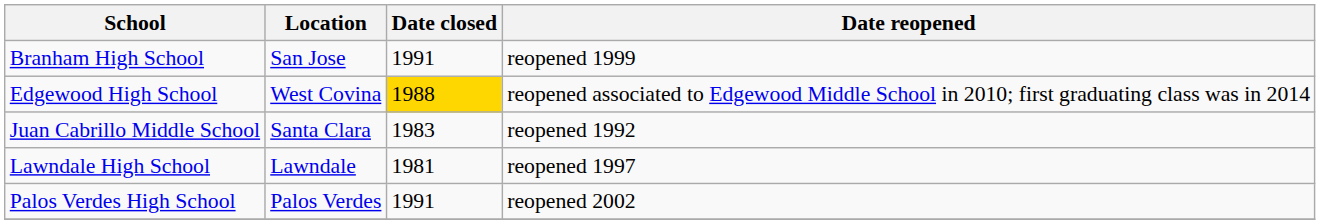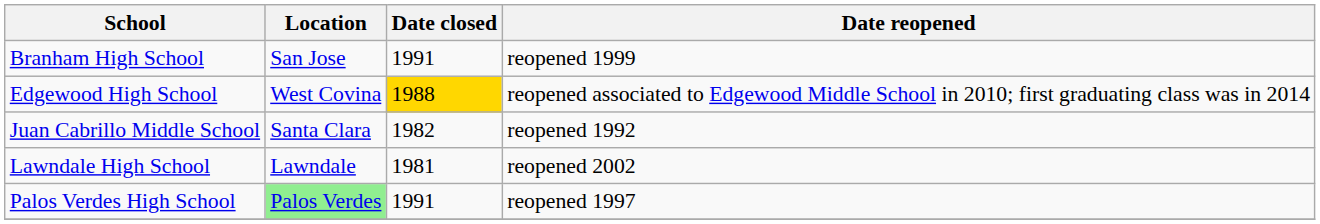(413, 130) 1983 -> (413, 130) 1982
(571, 165) reopened 1997 -> (571, 165) reopened 2002
(326, 201) no background -> (326, 201) lightgreen background
(571, 201) reopened 2002 -> (571, 201) reopened 1997
